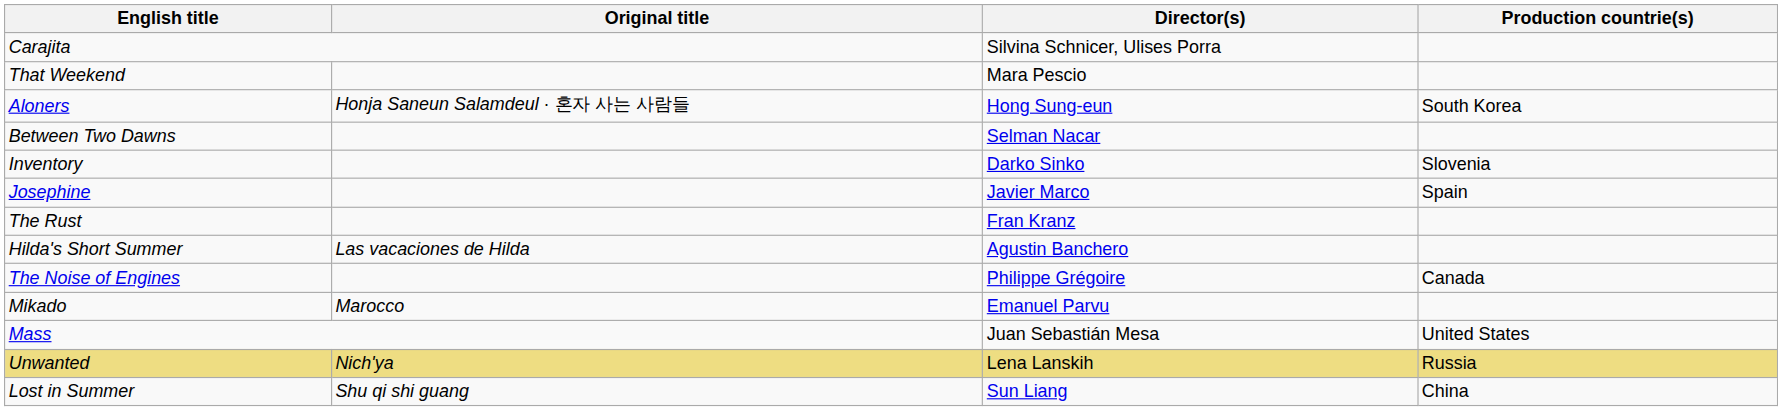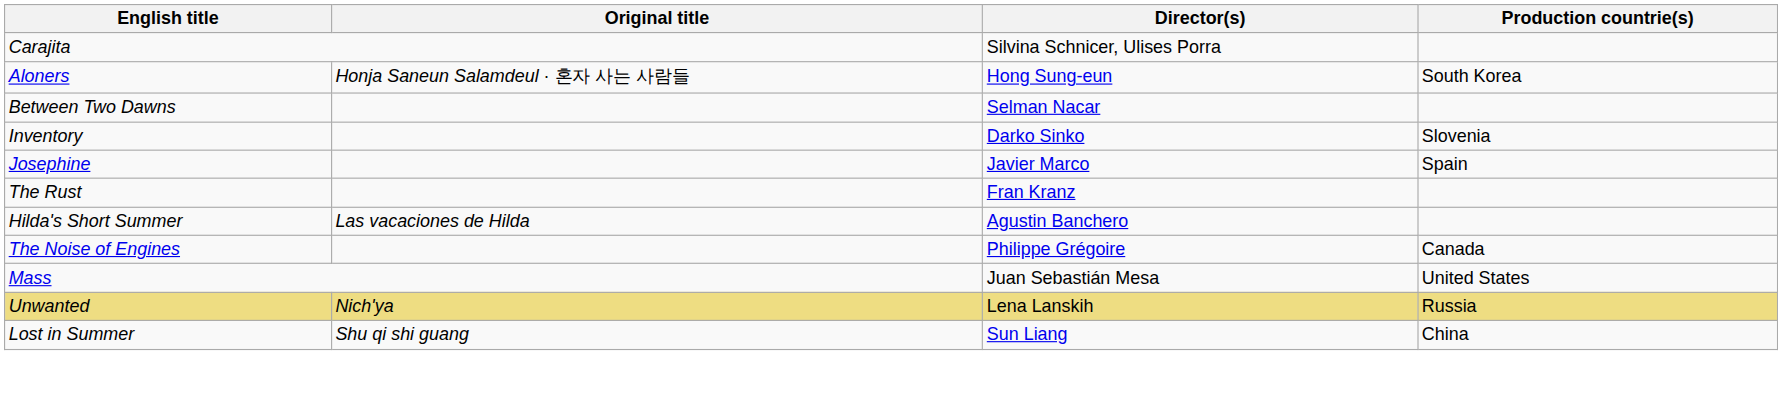- row: (67, 75)
- row: (38, 306)
